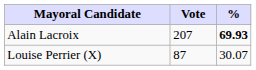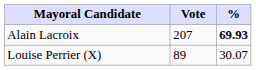(180, 55) 87 -> (180, 55) 89
